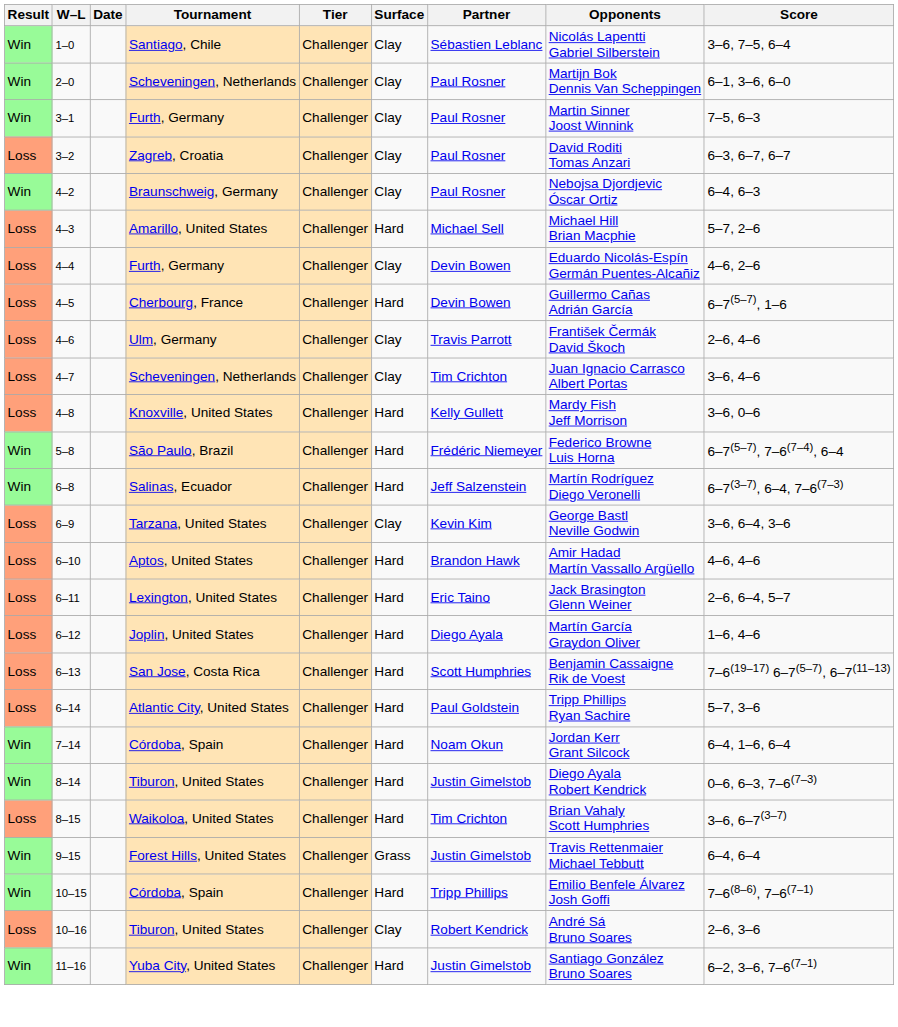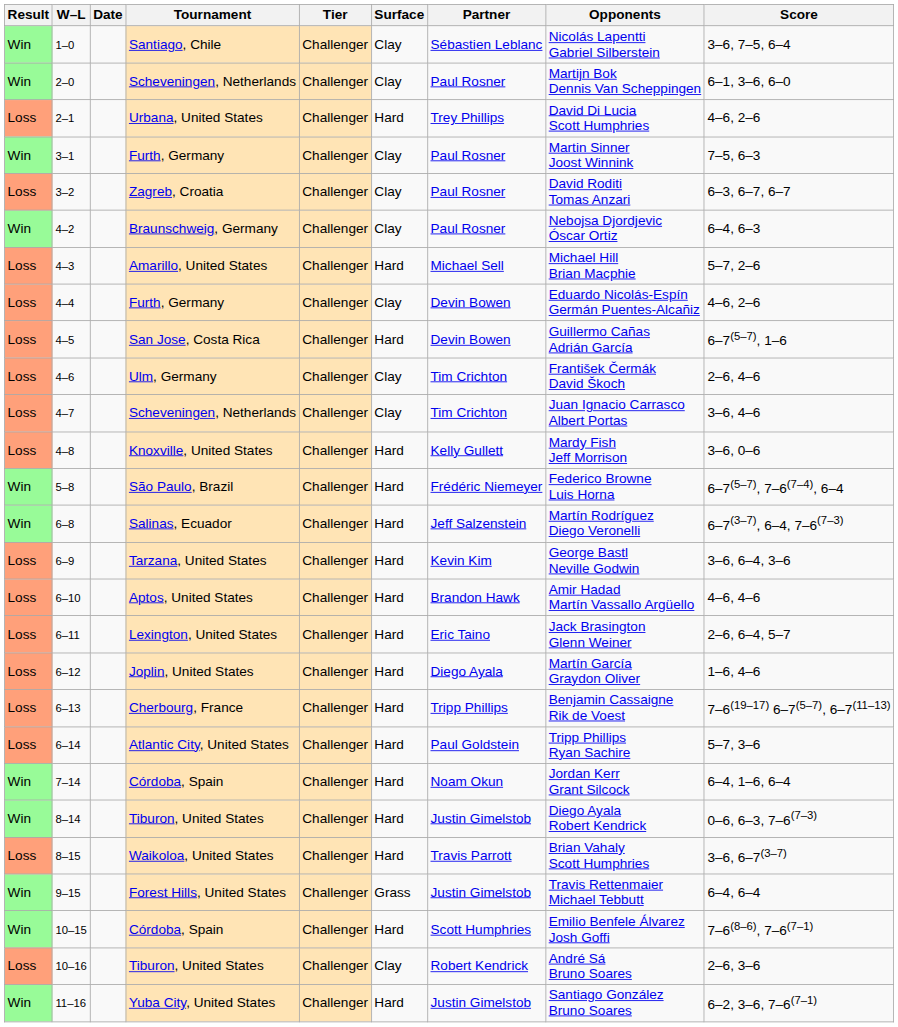+ row: (65, 119)
(186, 302) Cherbourg, France -> (194, 339) San Jose, Costa Rica
(471, 339) Travis Parrott -> (469, 376) Tim Crichton
(388, 523) Clay -> (389, 560) Hard
(194, 671) San Jose, Costa Rica -> (186, 708) Cherbourg, France
(481, 671) Scott Humphries -> (469, 708) Tripp Phillips
(469, 818) Tim Crichton -> (471, 855) Travis Parrott
(469, 892) Tripp Phillips -> (481, 929) Scott Humphries
